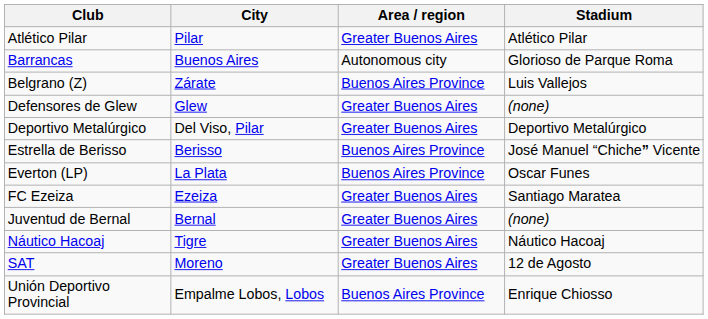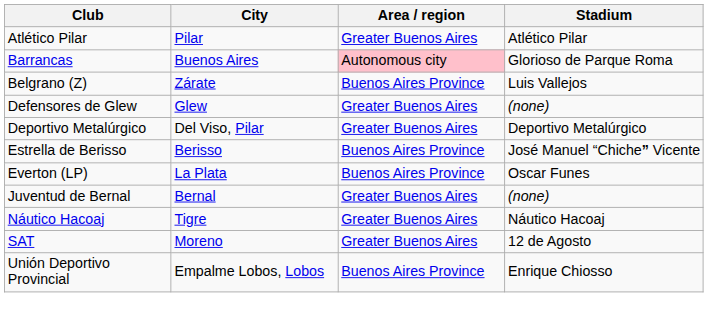(394, 60) no background -> (394, 60) pink background
- row: (41, 196)
